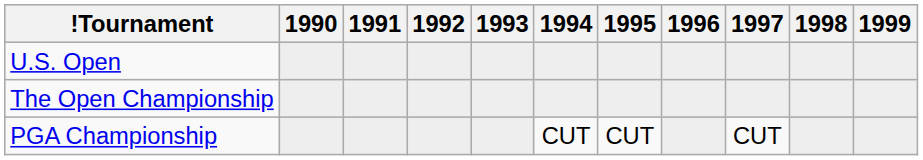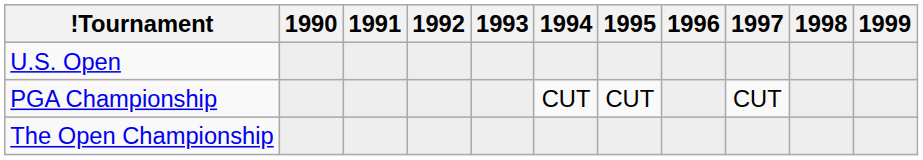rows swapped: (142, 99) <-> (114, 136)
